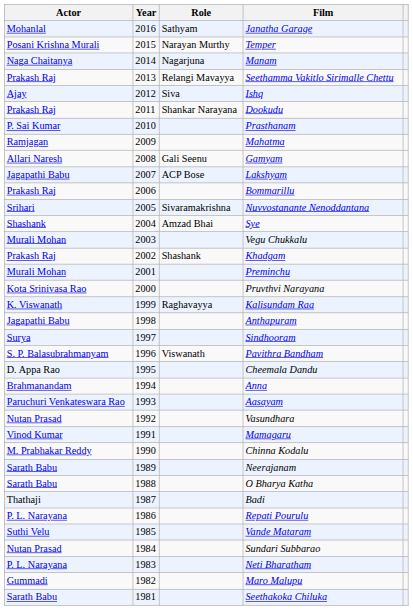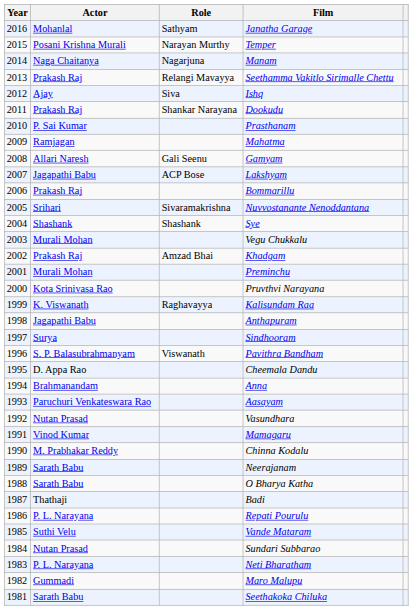columns swapped: (146, 12) <-> (69, 12)
(187, 223) Amzad Bhai -> (181, 223) Shashank
(181, 256) Shashank -> (187, 256) Amzad Bhai
